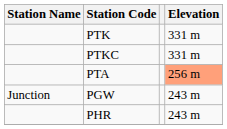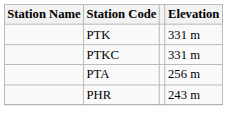(184, 74) lightsalmon background -> (184, 74) no background
- row: (101, 94)
